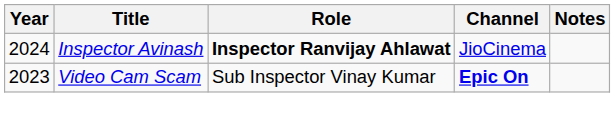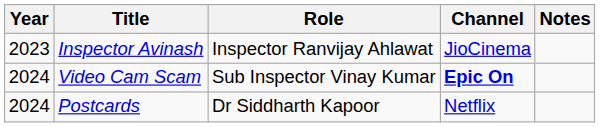(29, 48) 2024 -> (29, 48) 2023
(331, 48) bold -> (322, 48) normal
(29, 77) 2023 -> (29, 77) 2024
+ row: (99, 106)
